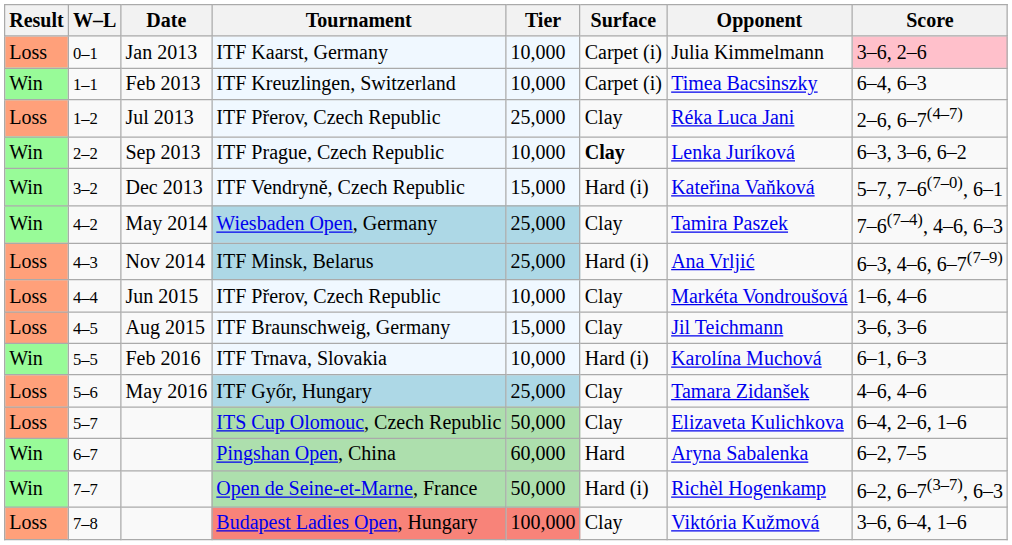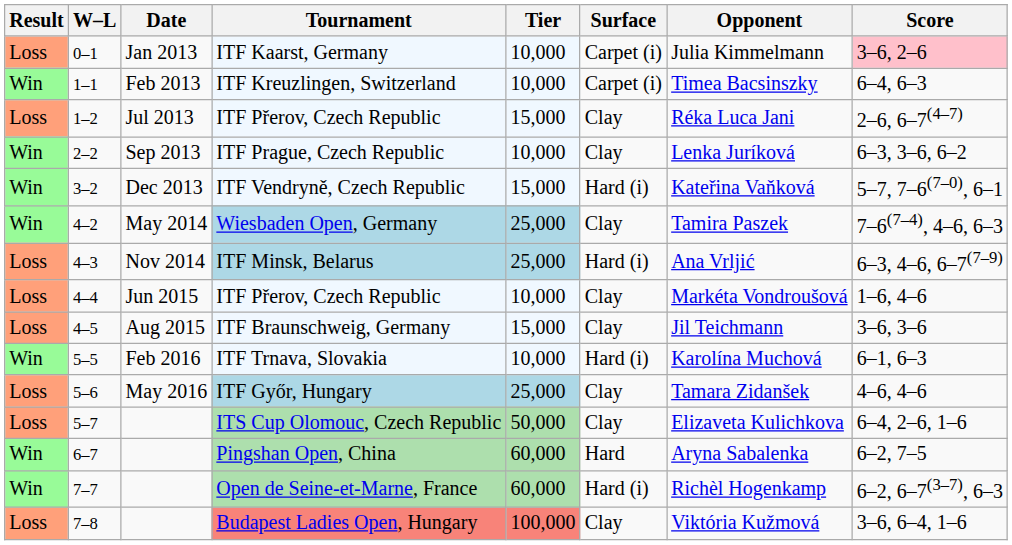(538, 118) 25,000 -> (538, 118) 15,000
(605, 152) bold -> (604, 152) normal
(538, 488) 50,000 -> (538, 488) 60,000
